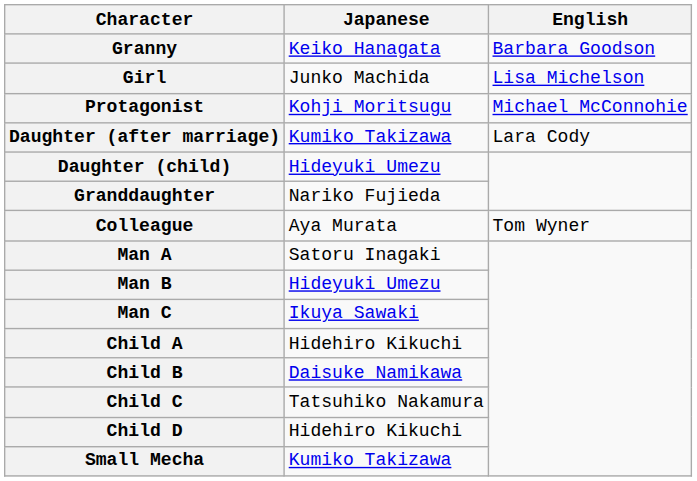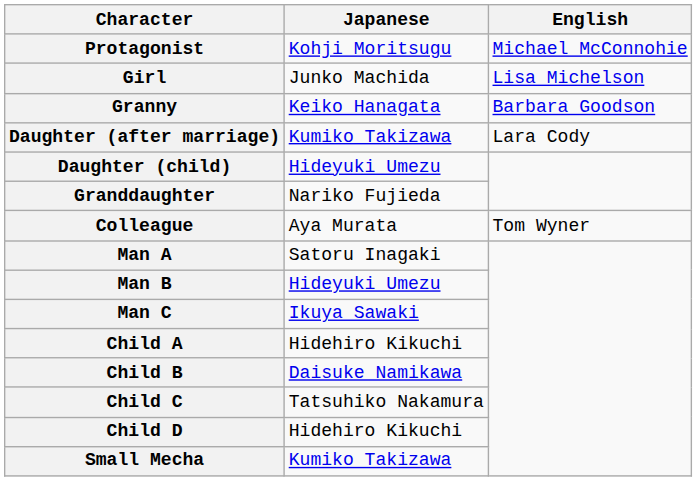rows swapped: (145, 108) <-> (145, 49)
